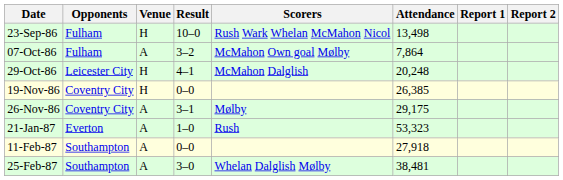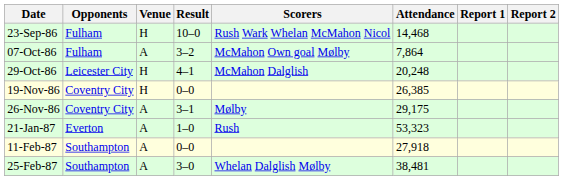(412, 33) 13,498 -> (412, 33) 14,468
